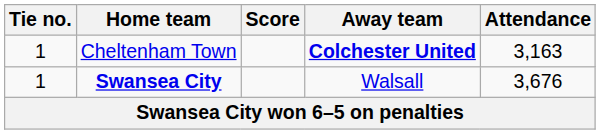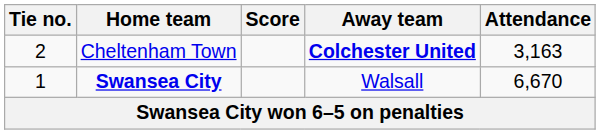(40, 50) 1 -> (40, 50) 2
(538, 81) 3,676 -> (538, 81) 6,670
